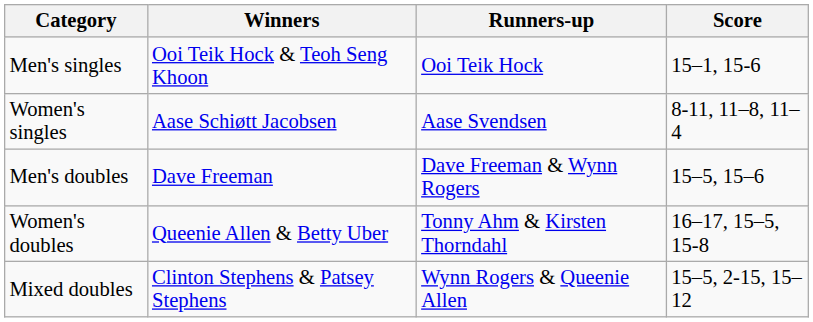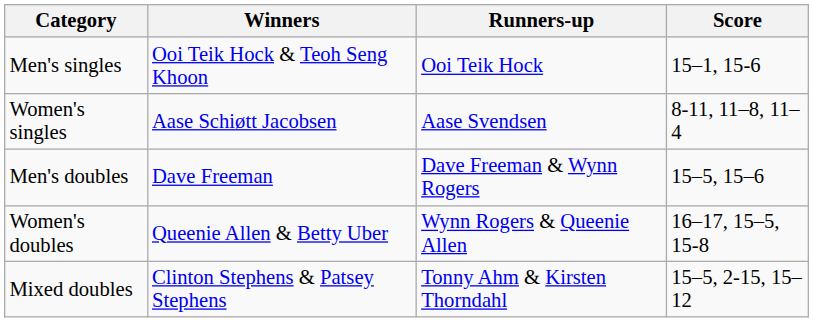(514, 233) Tonny Ahm & Kirsten Thorndahl -> (525, 233) Wynn Rogers & Queenie Allen
(525, 289) Wynn Rogers & Queenie Allen -> (514, 289) Tonny Ahm & Kirsten Thorndahl
